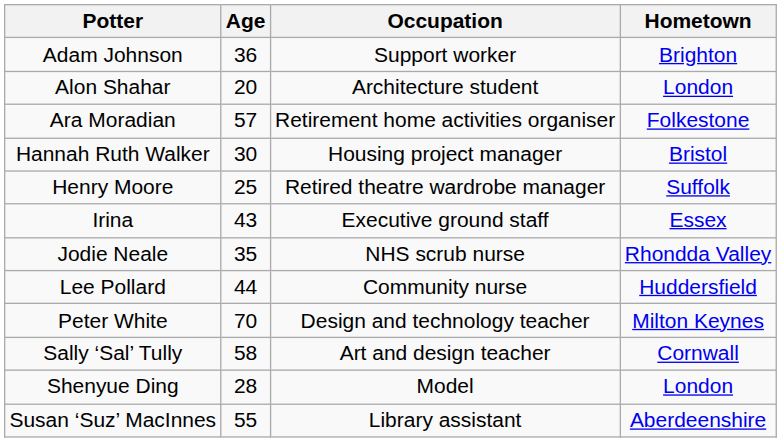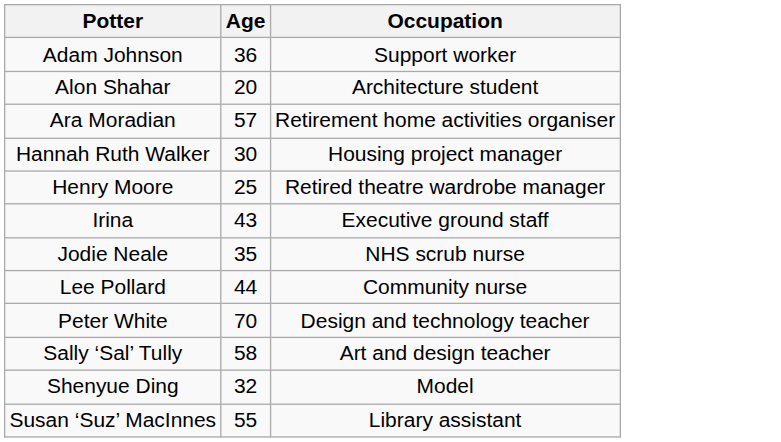- column: (698, 21)
(246, 386) 28 -> (246, 386) 32
